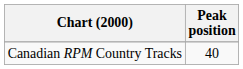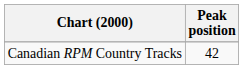(212, 53) 40 -> (212, 53) 42
